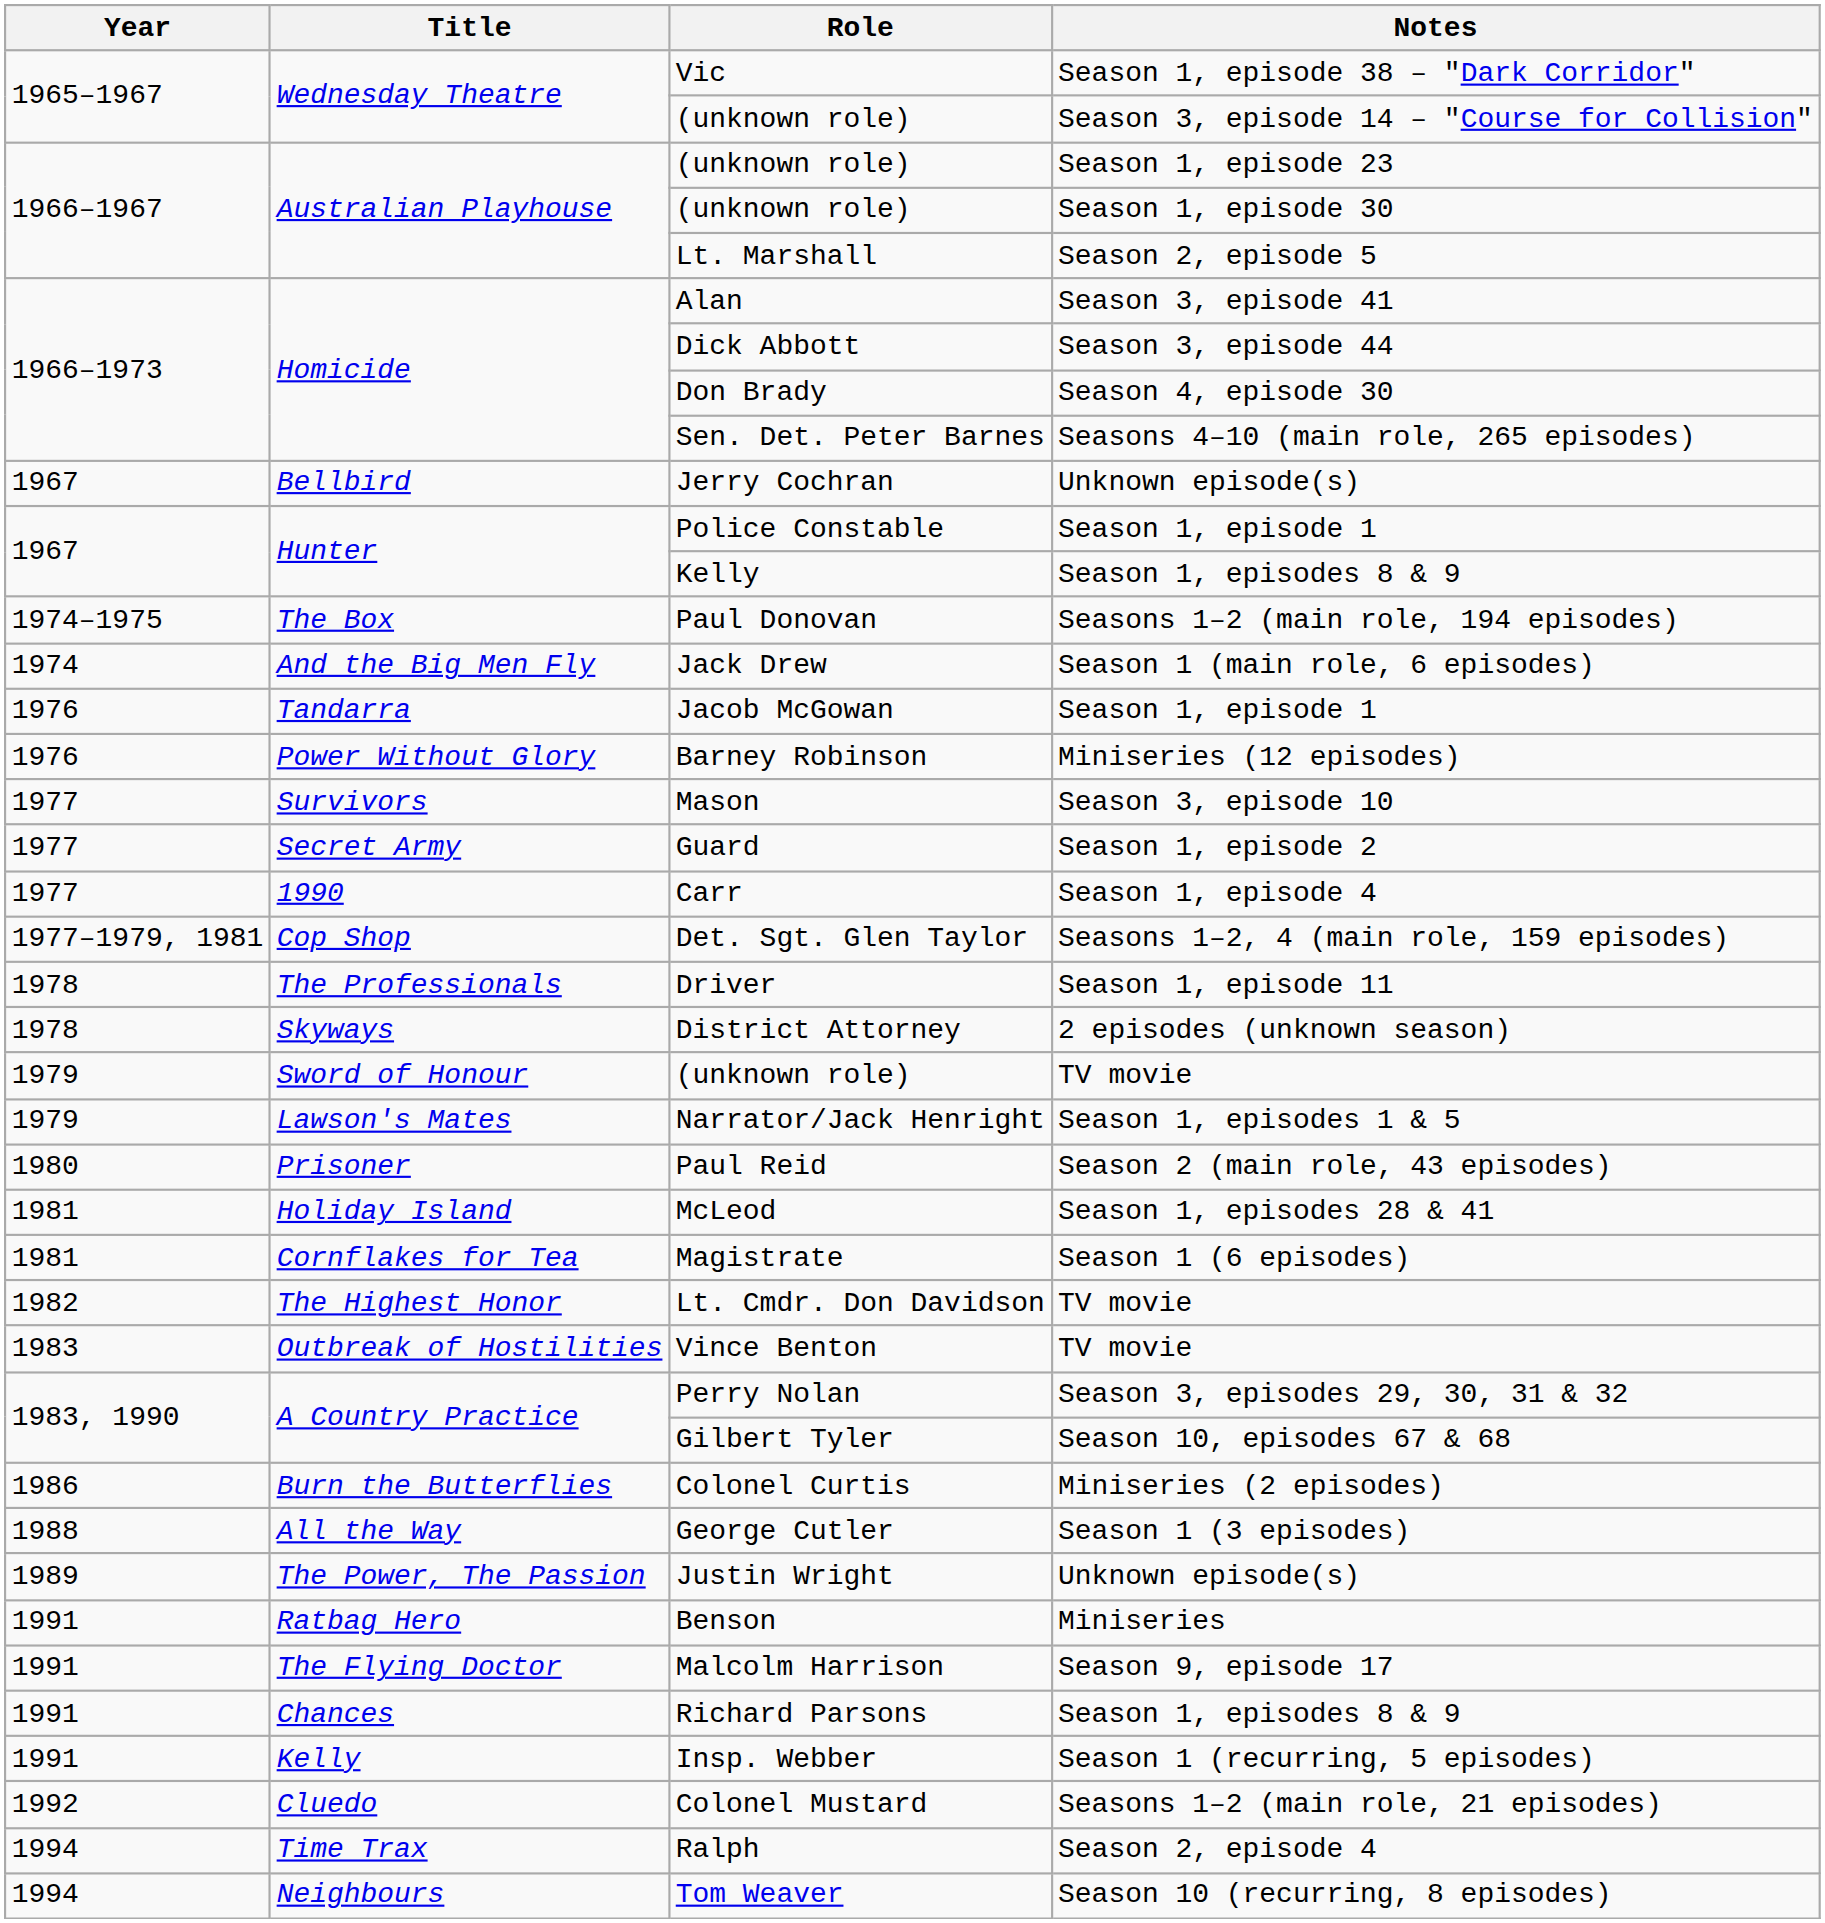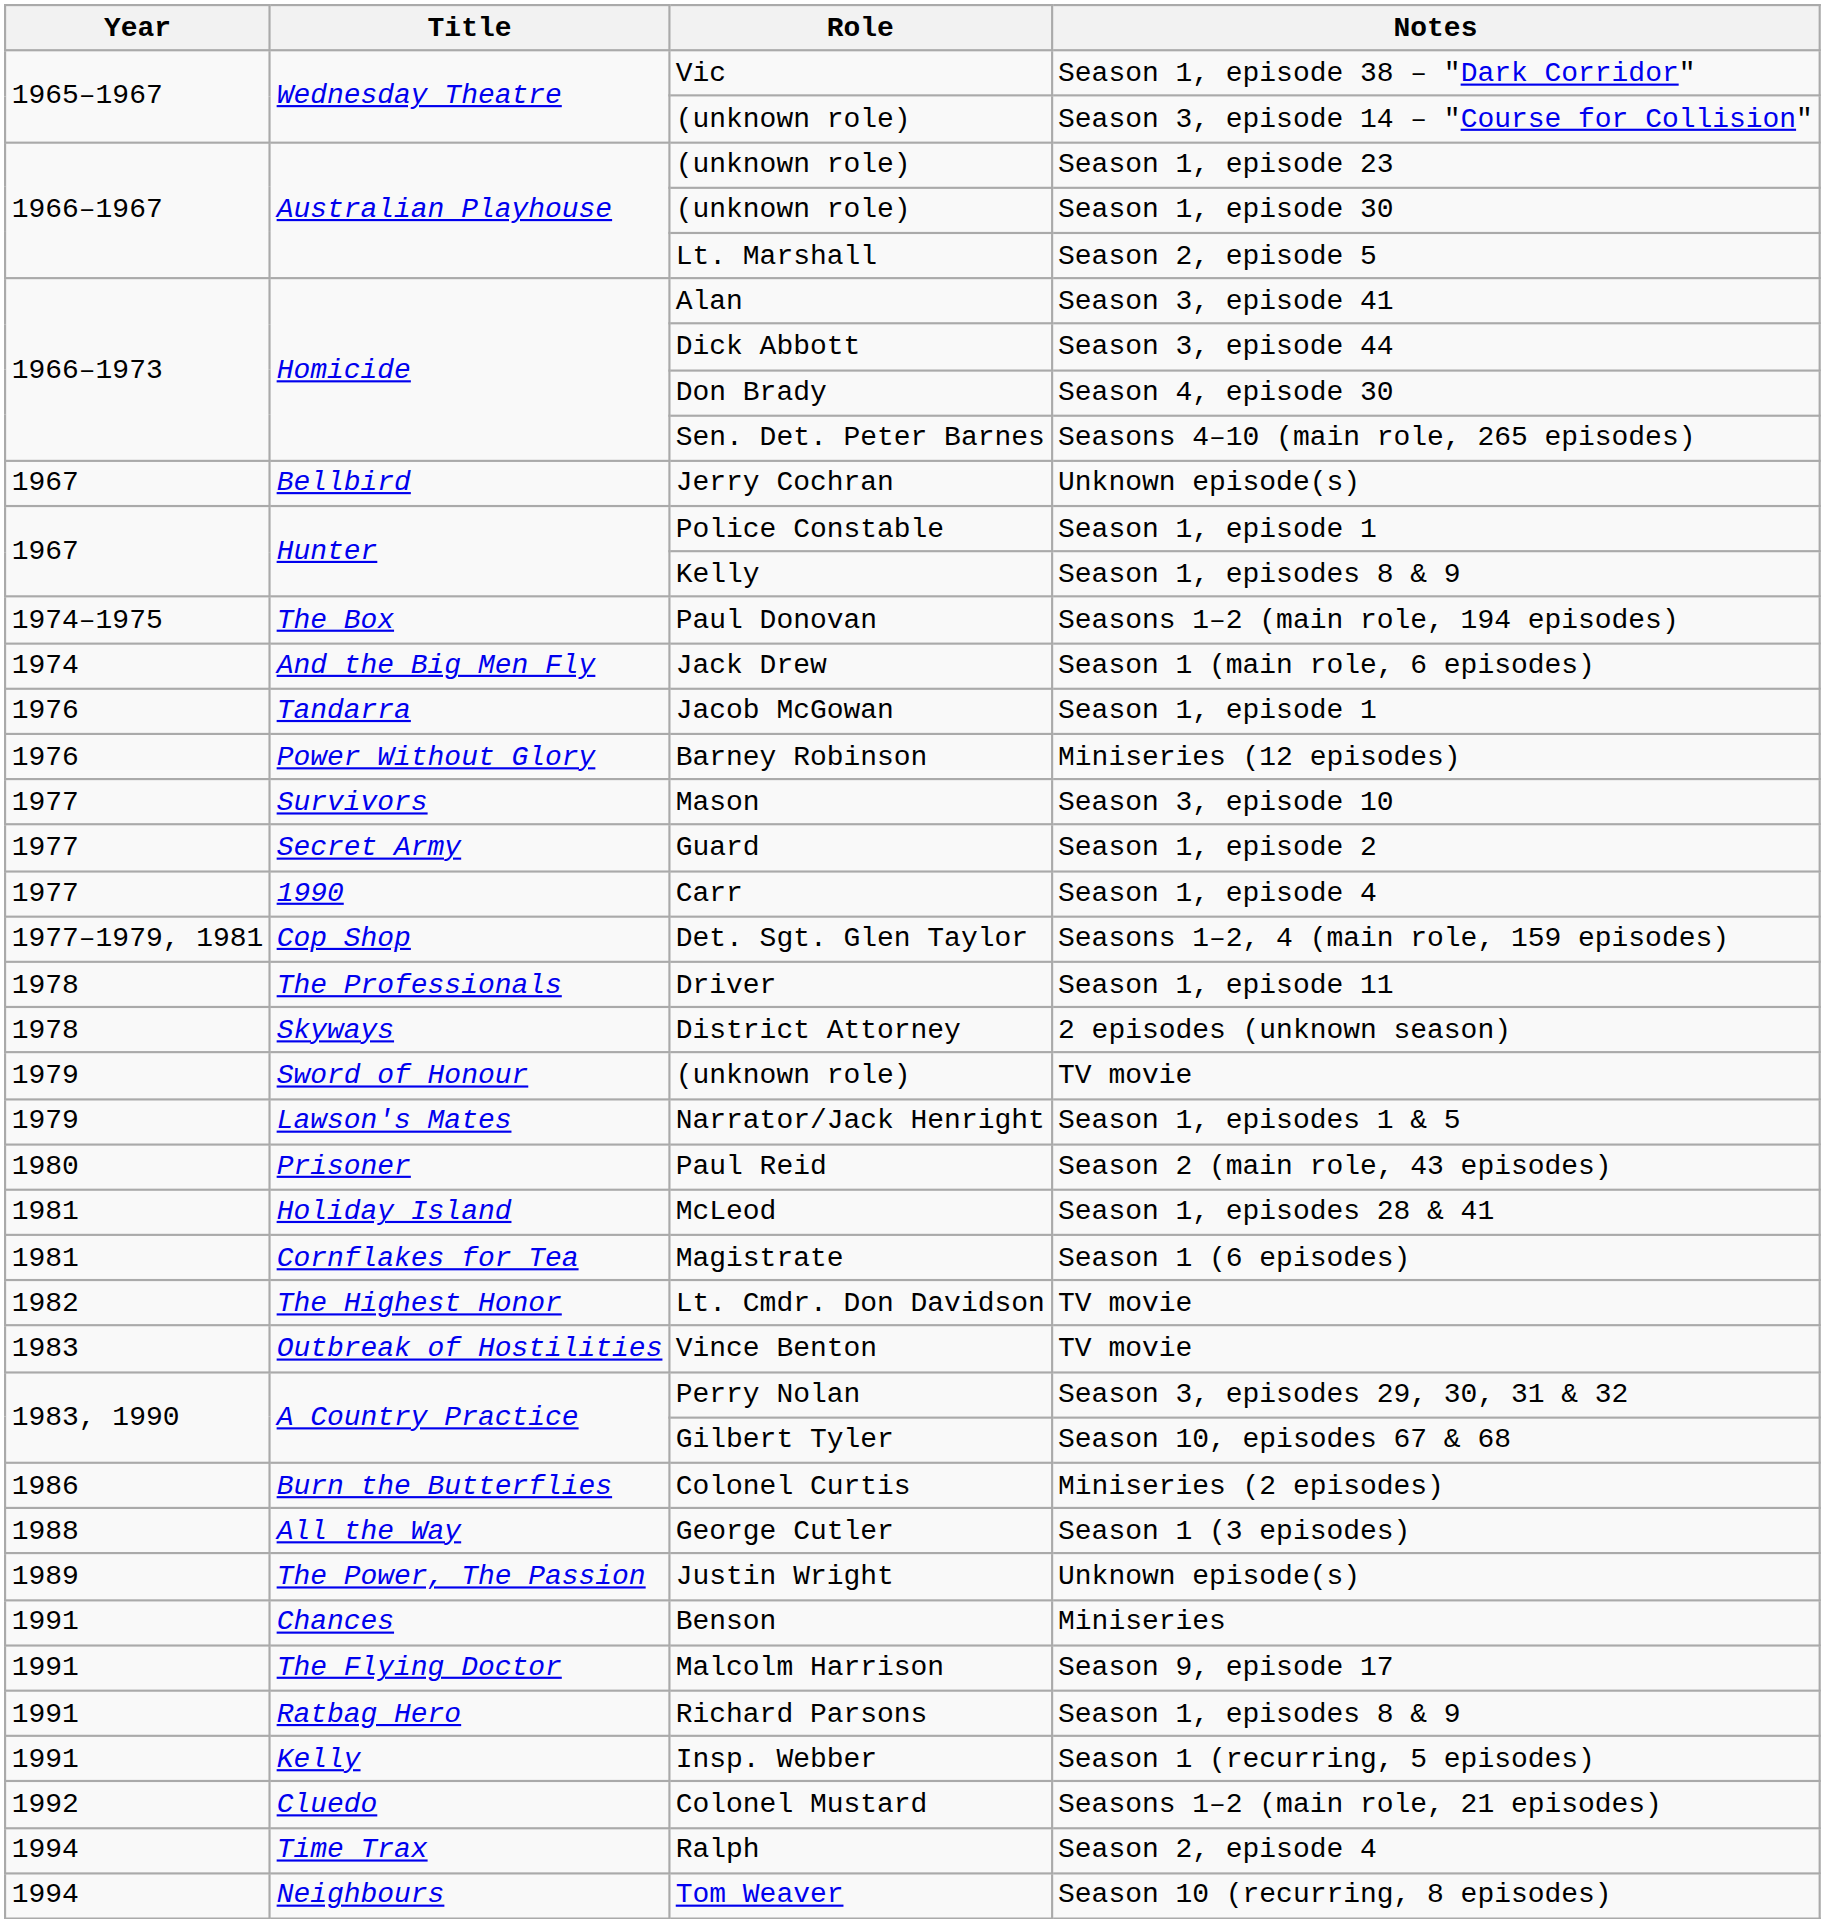(369, 1622) Ratbag Hero -> (335, 1622) Chances
(335, 1713) Chances -> (369, 1713) Ratbag Hero
